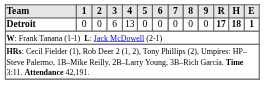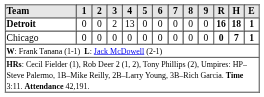(115, 24) 6 -> (115, 24) 2
(221, 24) 17 -> (221, 24) 16
+ row: (23, 37)
